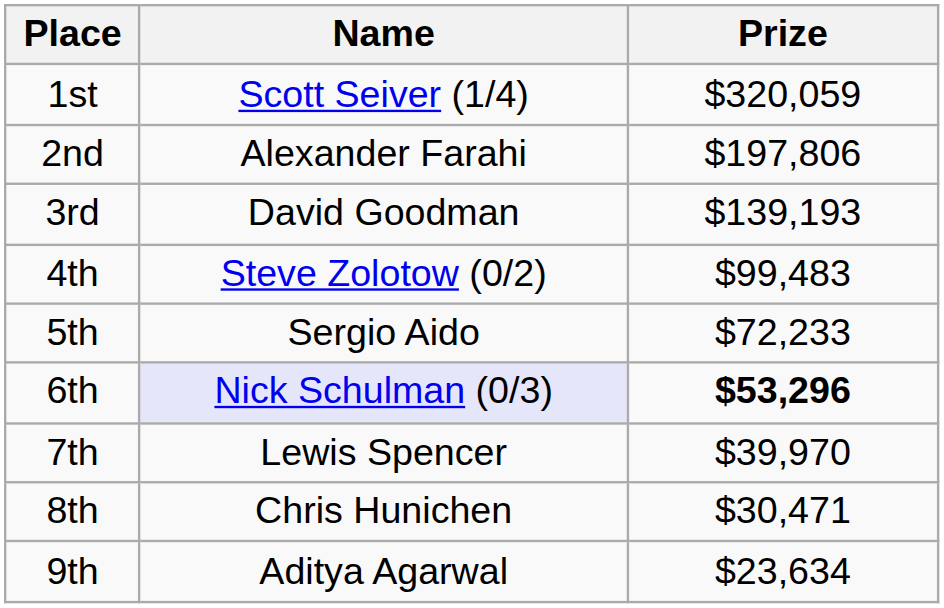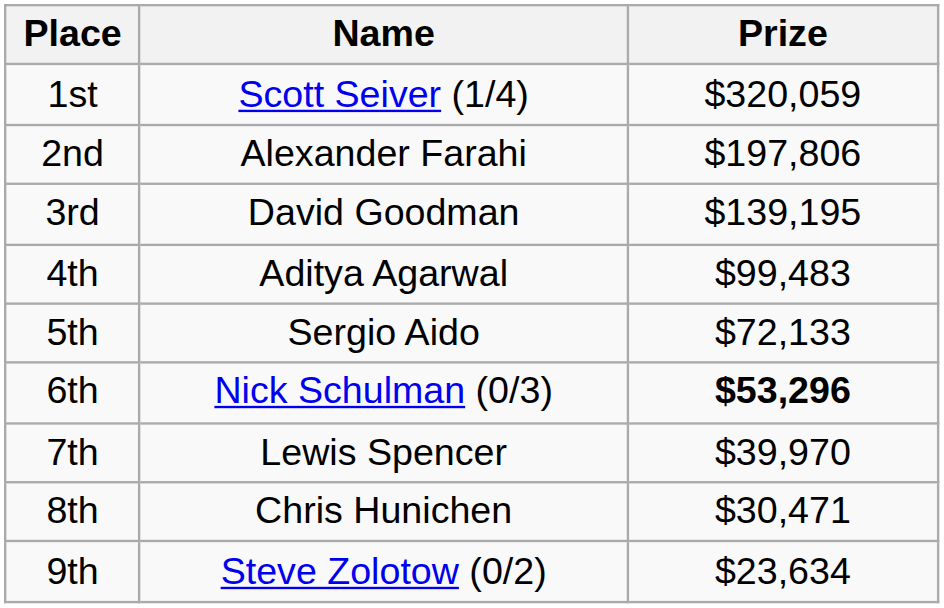(783, 213) $139,193 -> (783, 213) $139,195
(384, 272) Steve Zolotow (0/2) -> (384, 272) Aditya Agarwal
(783, 332) $72,233 -> (783, 332) $72,133
(384, 392) lavender background -> (384, 392) no background
(384, 570) Aditya Agarwal -> (384, 570) Steve Zolotow (0/2)
